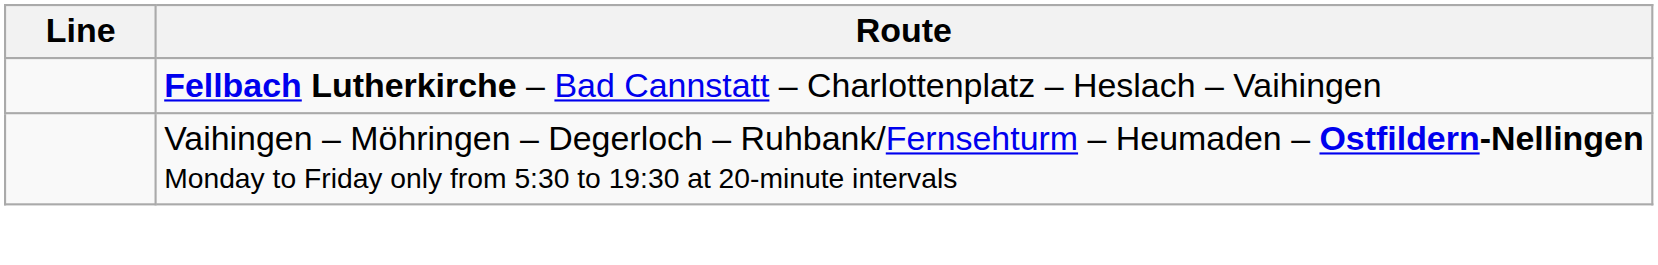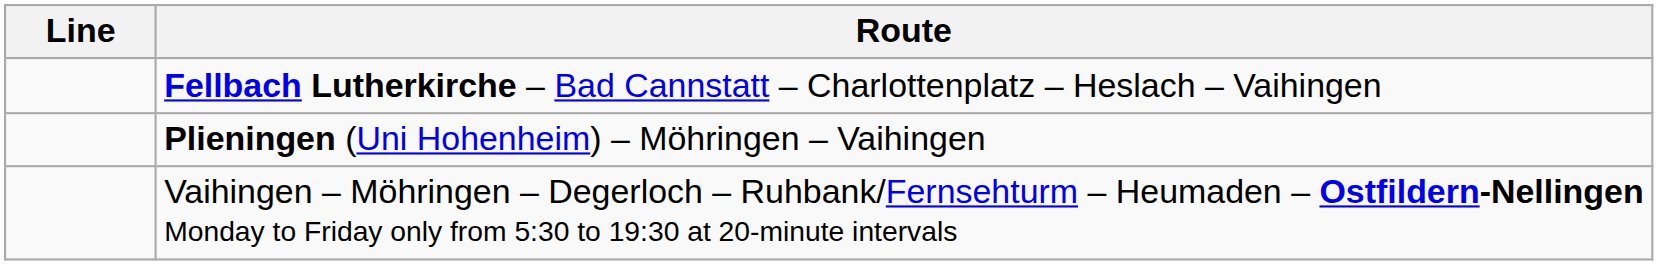+ row: (575, 138)
